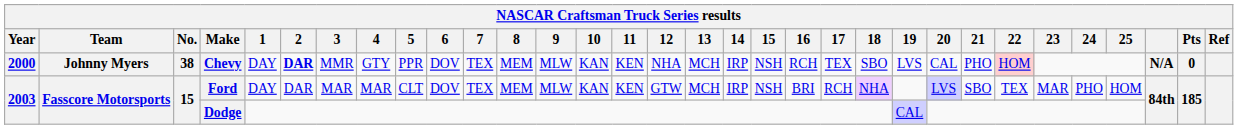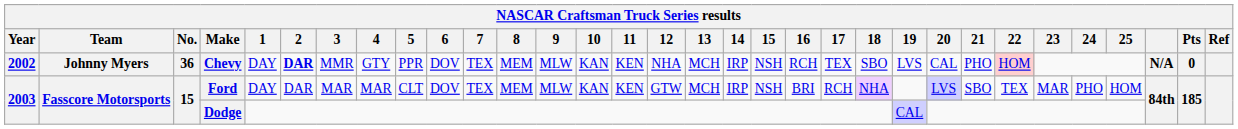(22, 64) 2000 -> (22, 64) 2002
(187, 64) 38 -> (187, 64) 36
